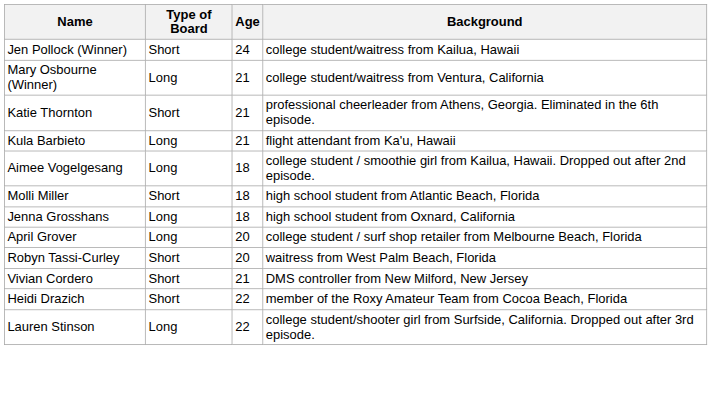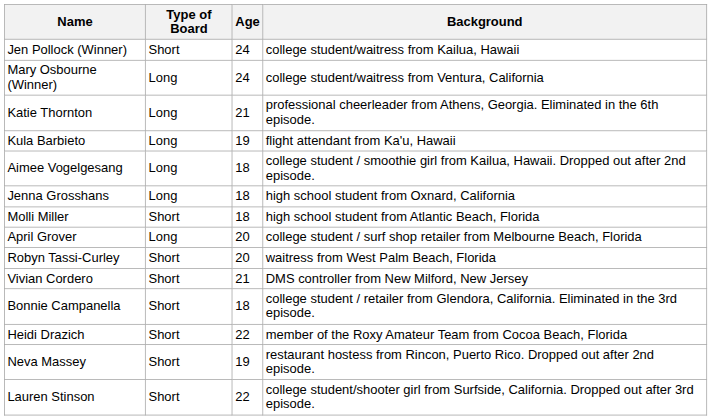(242, 77) 21 -> (242, 77) 24
(164, 112) Short -> (163, 112) Long
(242, 140) 21 -> (242, 140) 19
rows swapped: (38, 196) <-> (58, 216)
+ row: (64, 306)
+ row: (47, 362)
(163, 327) Long -> (164, 397) Short
